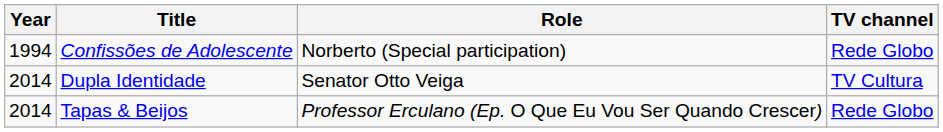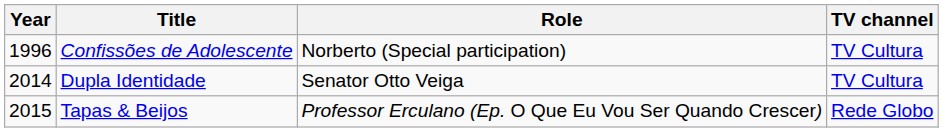(30, 50) 1994 -> (30, 50) 1996
(882, 50) Rede Globo -> (877, 50) TV Cultura
(30, 111) 2014 -> (30, 111) 2015
